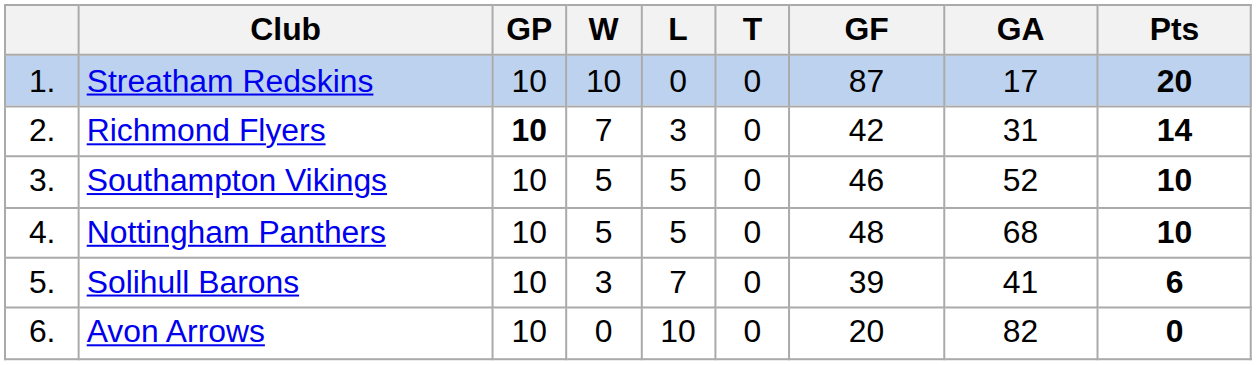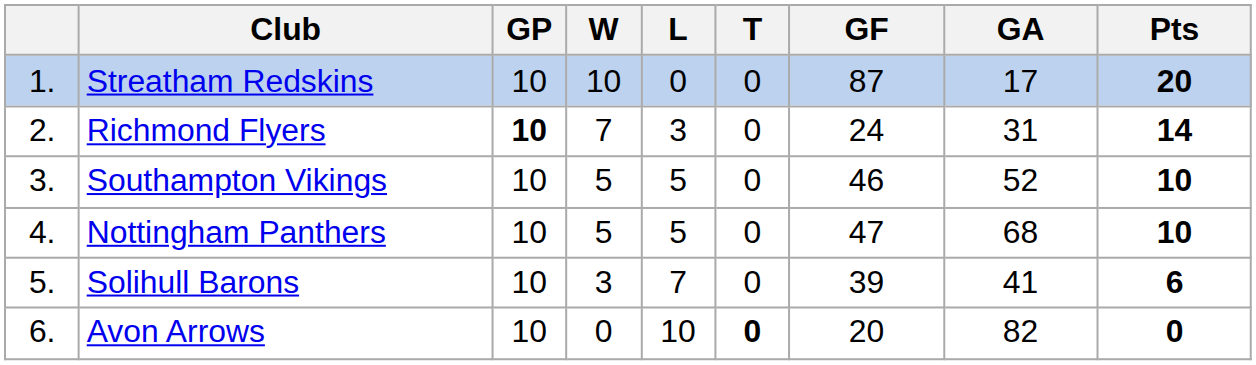(867, 130) 42 -> (867, 130) 24
(867, 231) 48 -> (867, 231) 47
(752, 332) normal -> (752, 332) bold
